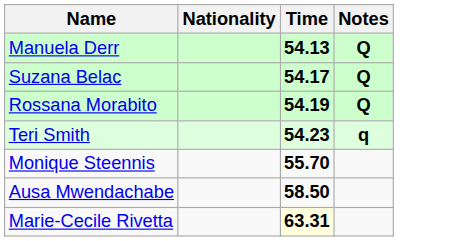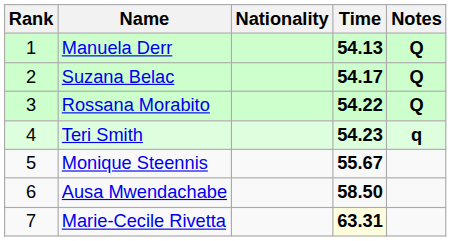+ column: (31, 18)
(307, 105) 54.19 -> (360, 105) 54.22
(307, 163) 55.70 -> (360, 163) 55.67
